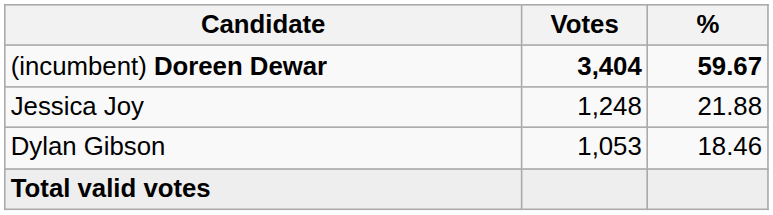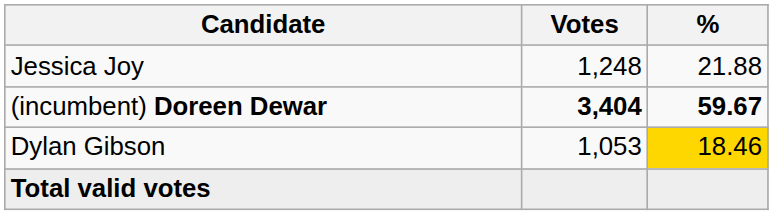rows swapped: (169, 65) <-> (77, 106)
(730, 147) no background -> (730, 147) gold background
